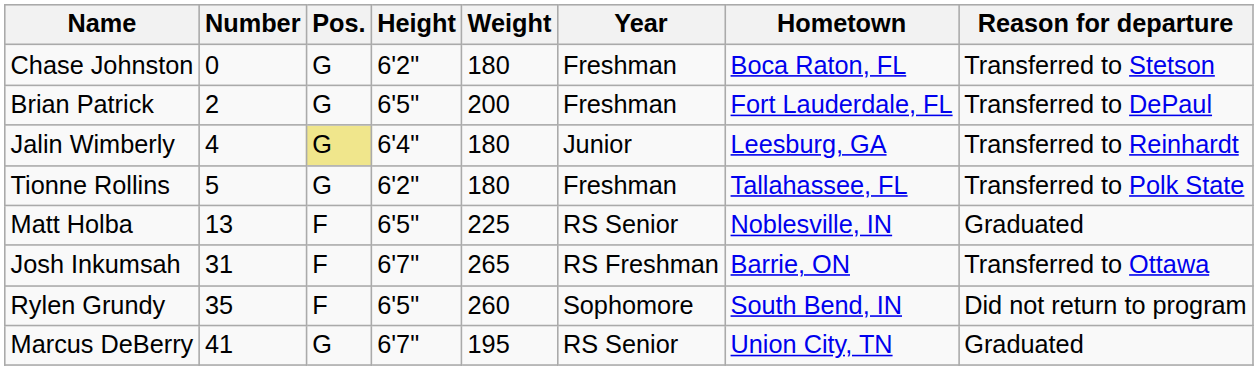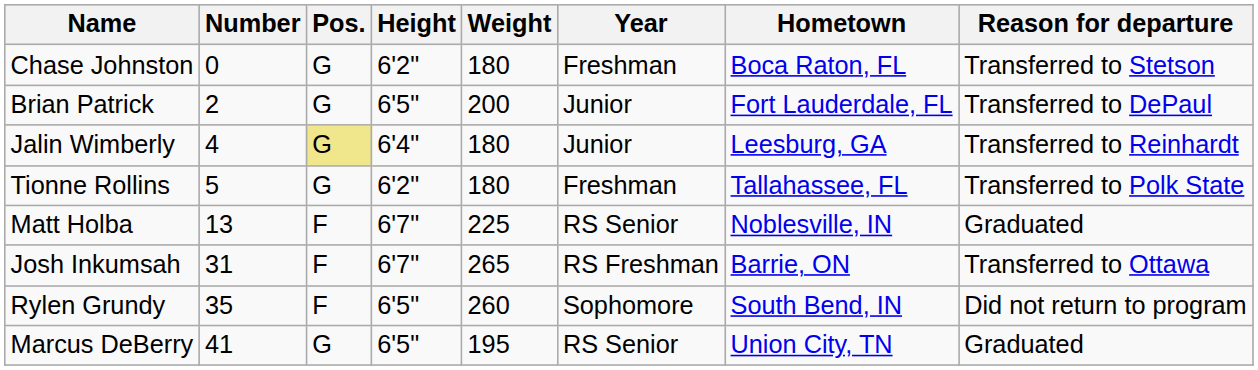(620, 104) Freshman -> (597, 104) Junior
(398, 225) 6'5" -> (398, 225) 6'7"
(398, 345) 6'7" -> (398, 345) 6'5"
